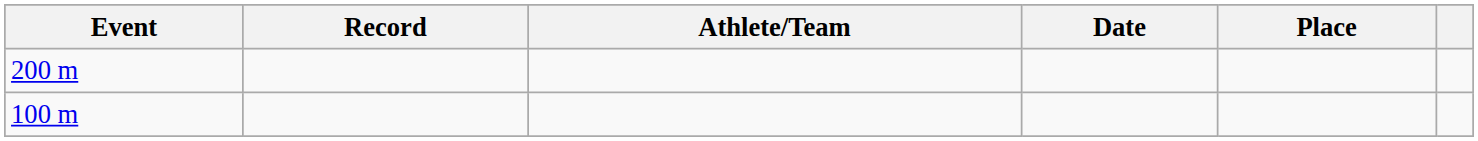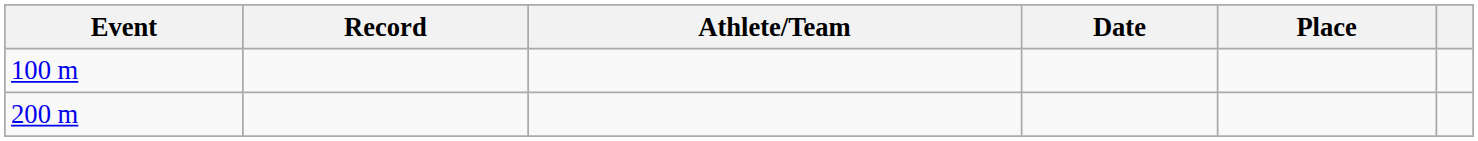rows swapped: (45, 114) <-> (45, 70)
